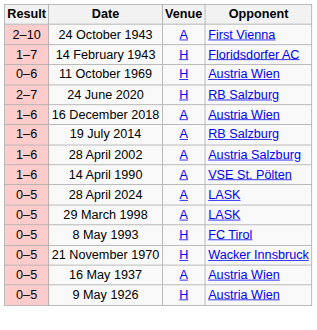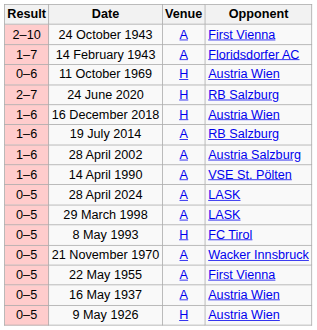(184, 54) H -> (184, 54) A
(184, 114) A -> (184, 114) H
(184, 255) H -> (184, 255) A
+ row: (106, 275)
